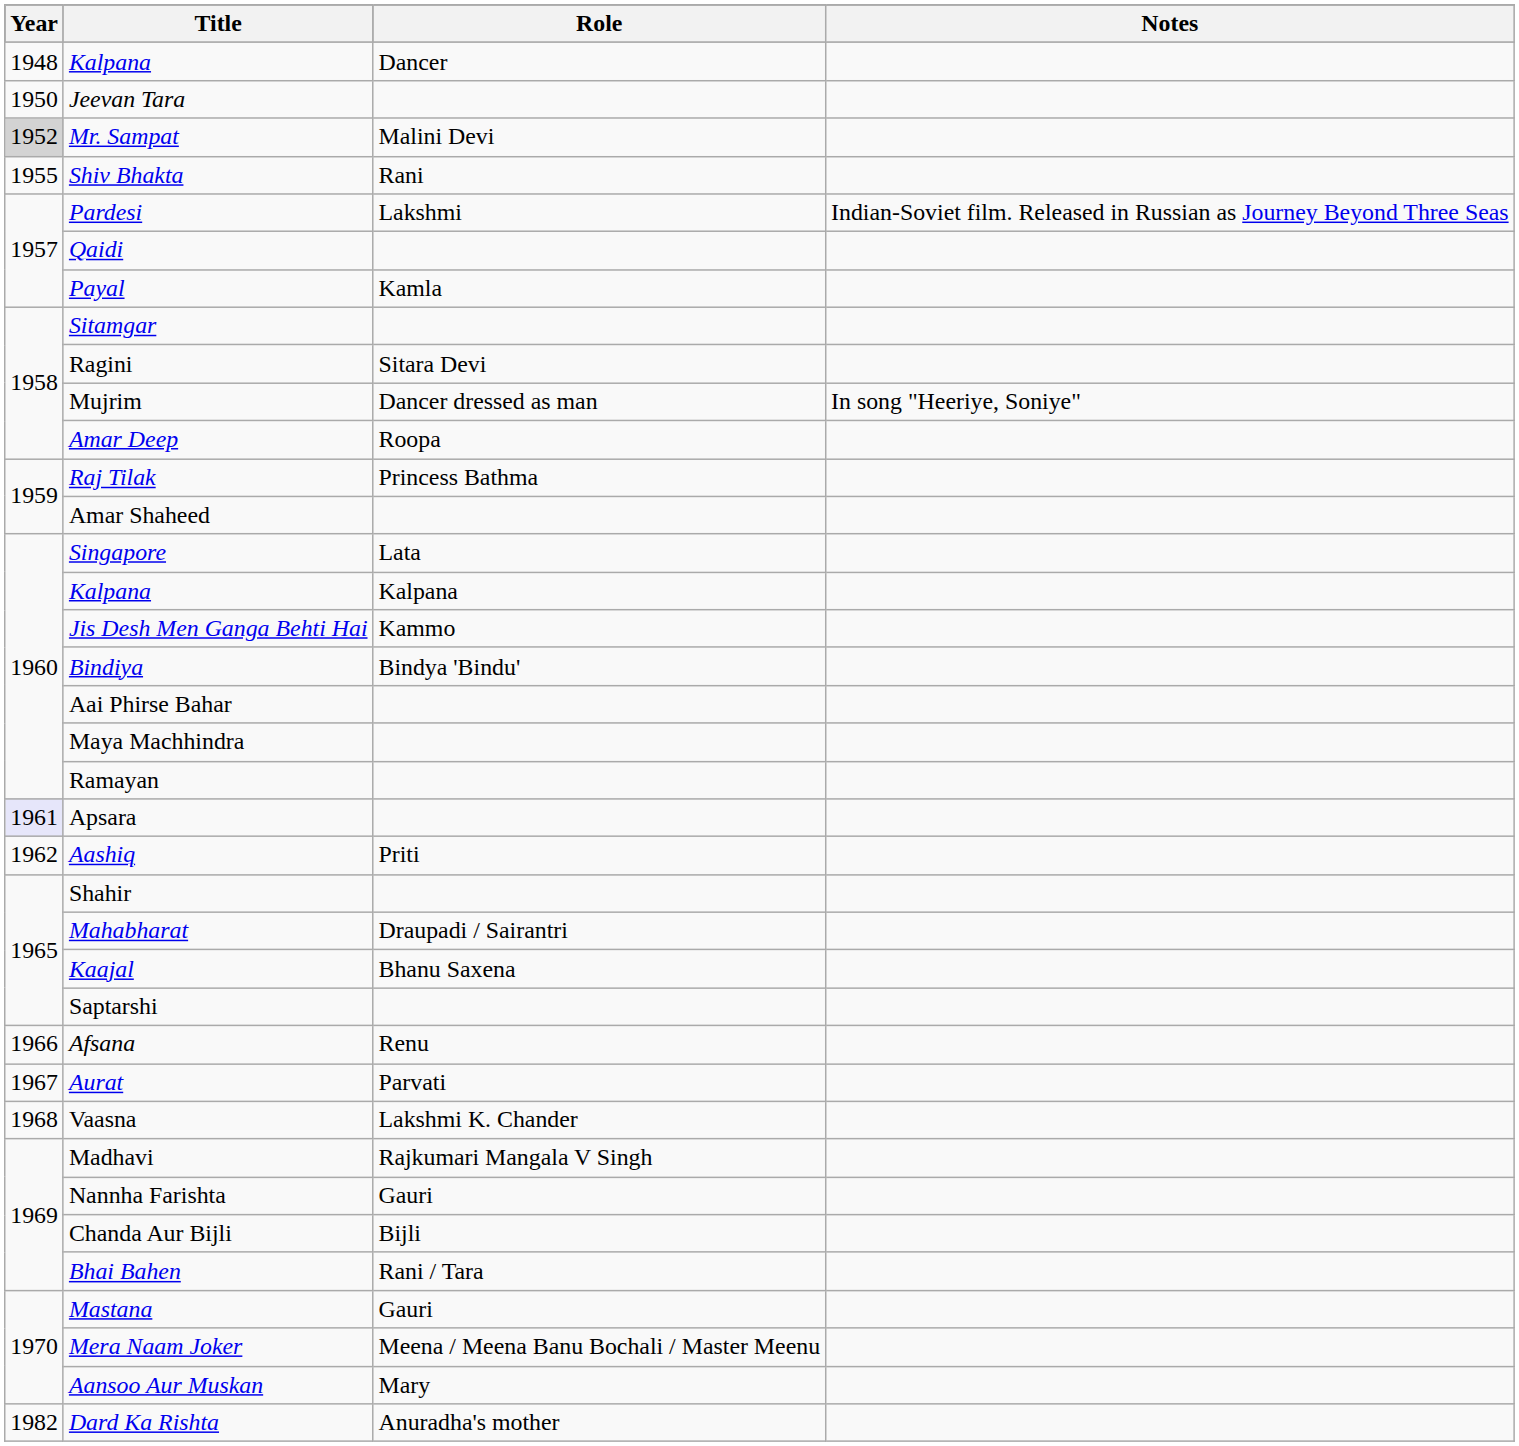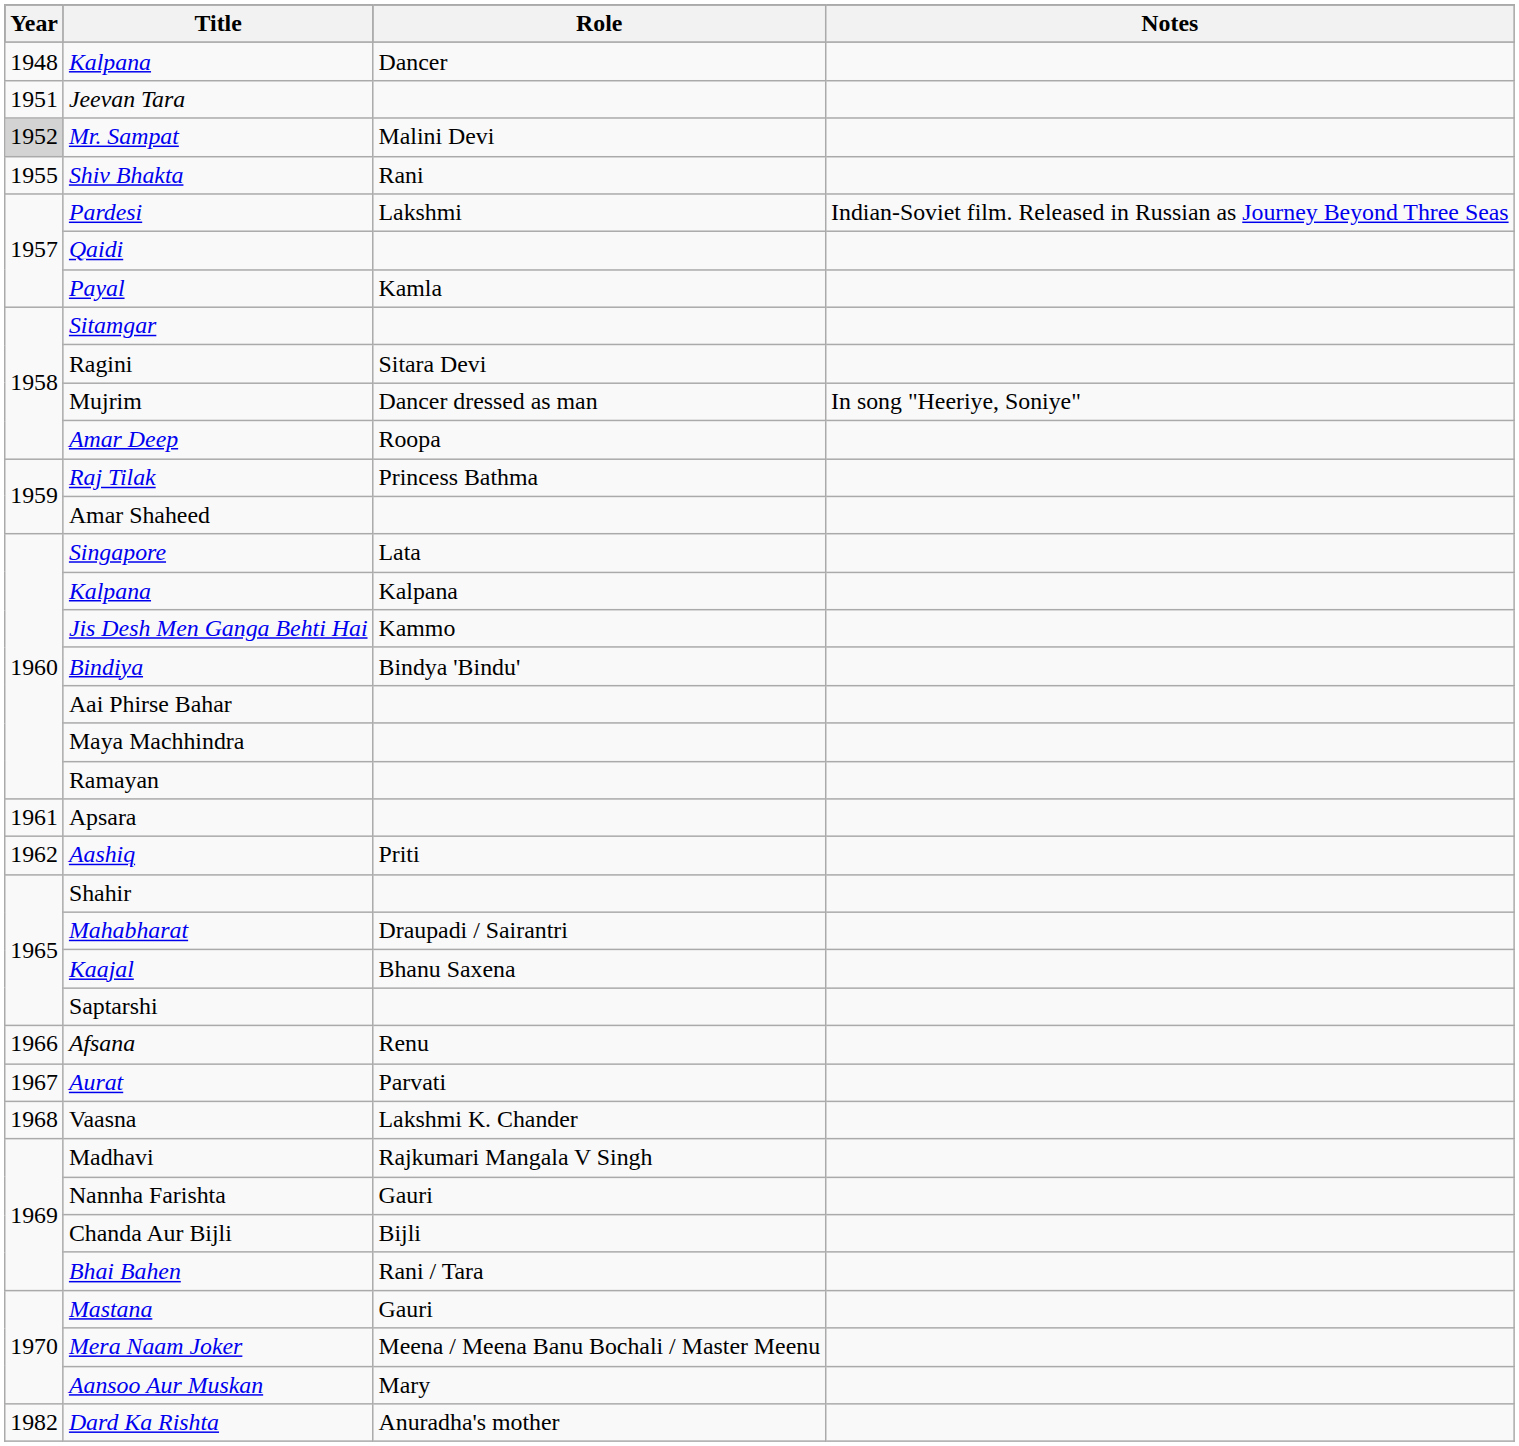(34, 99) 1950 -> (34, 99) 1951
(34, 817) lavender background -> (34, 817) no background
